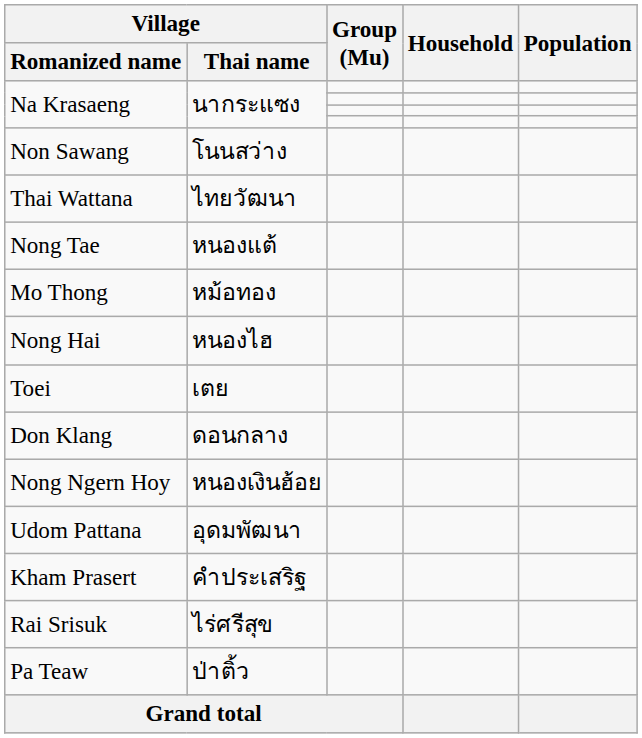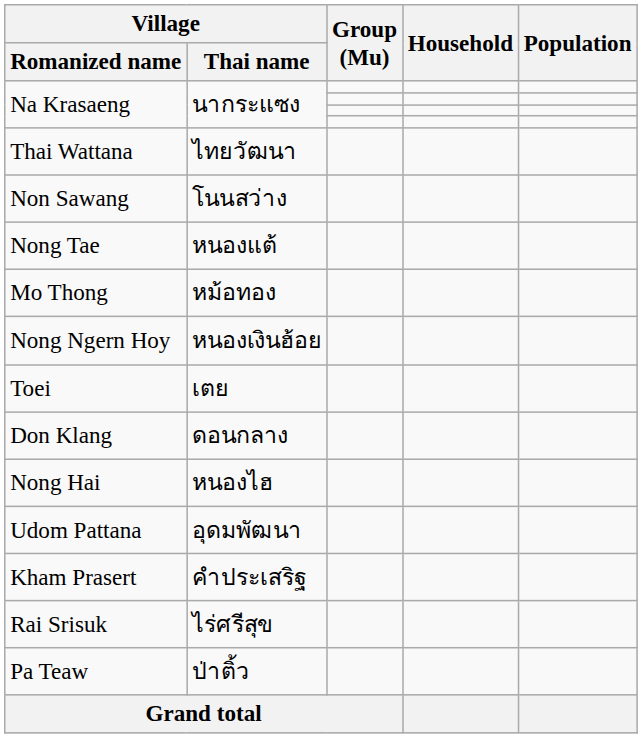rows swapped: (71, 198) <-> (69, 151)
rows swapped: (90, 482) <-> (55, 340)
